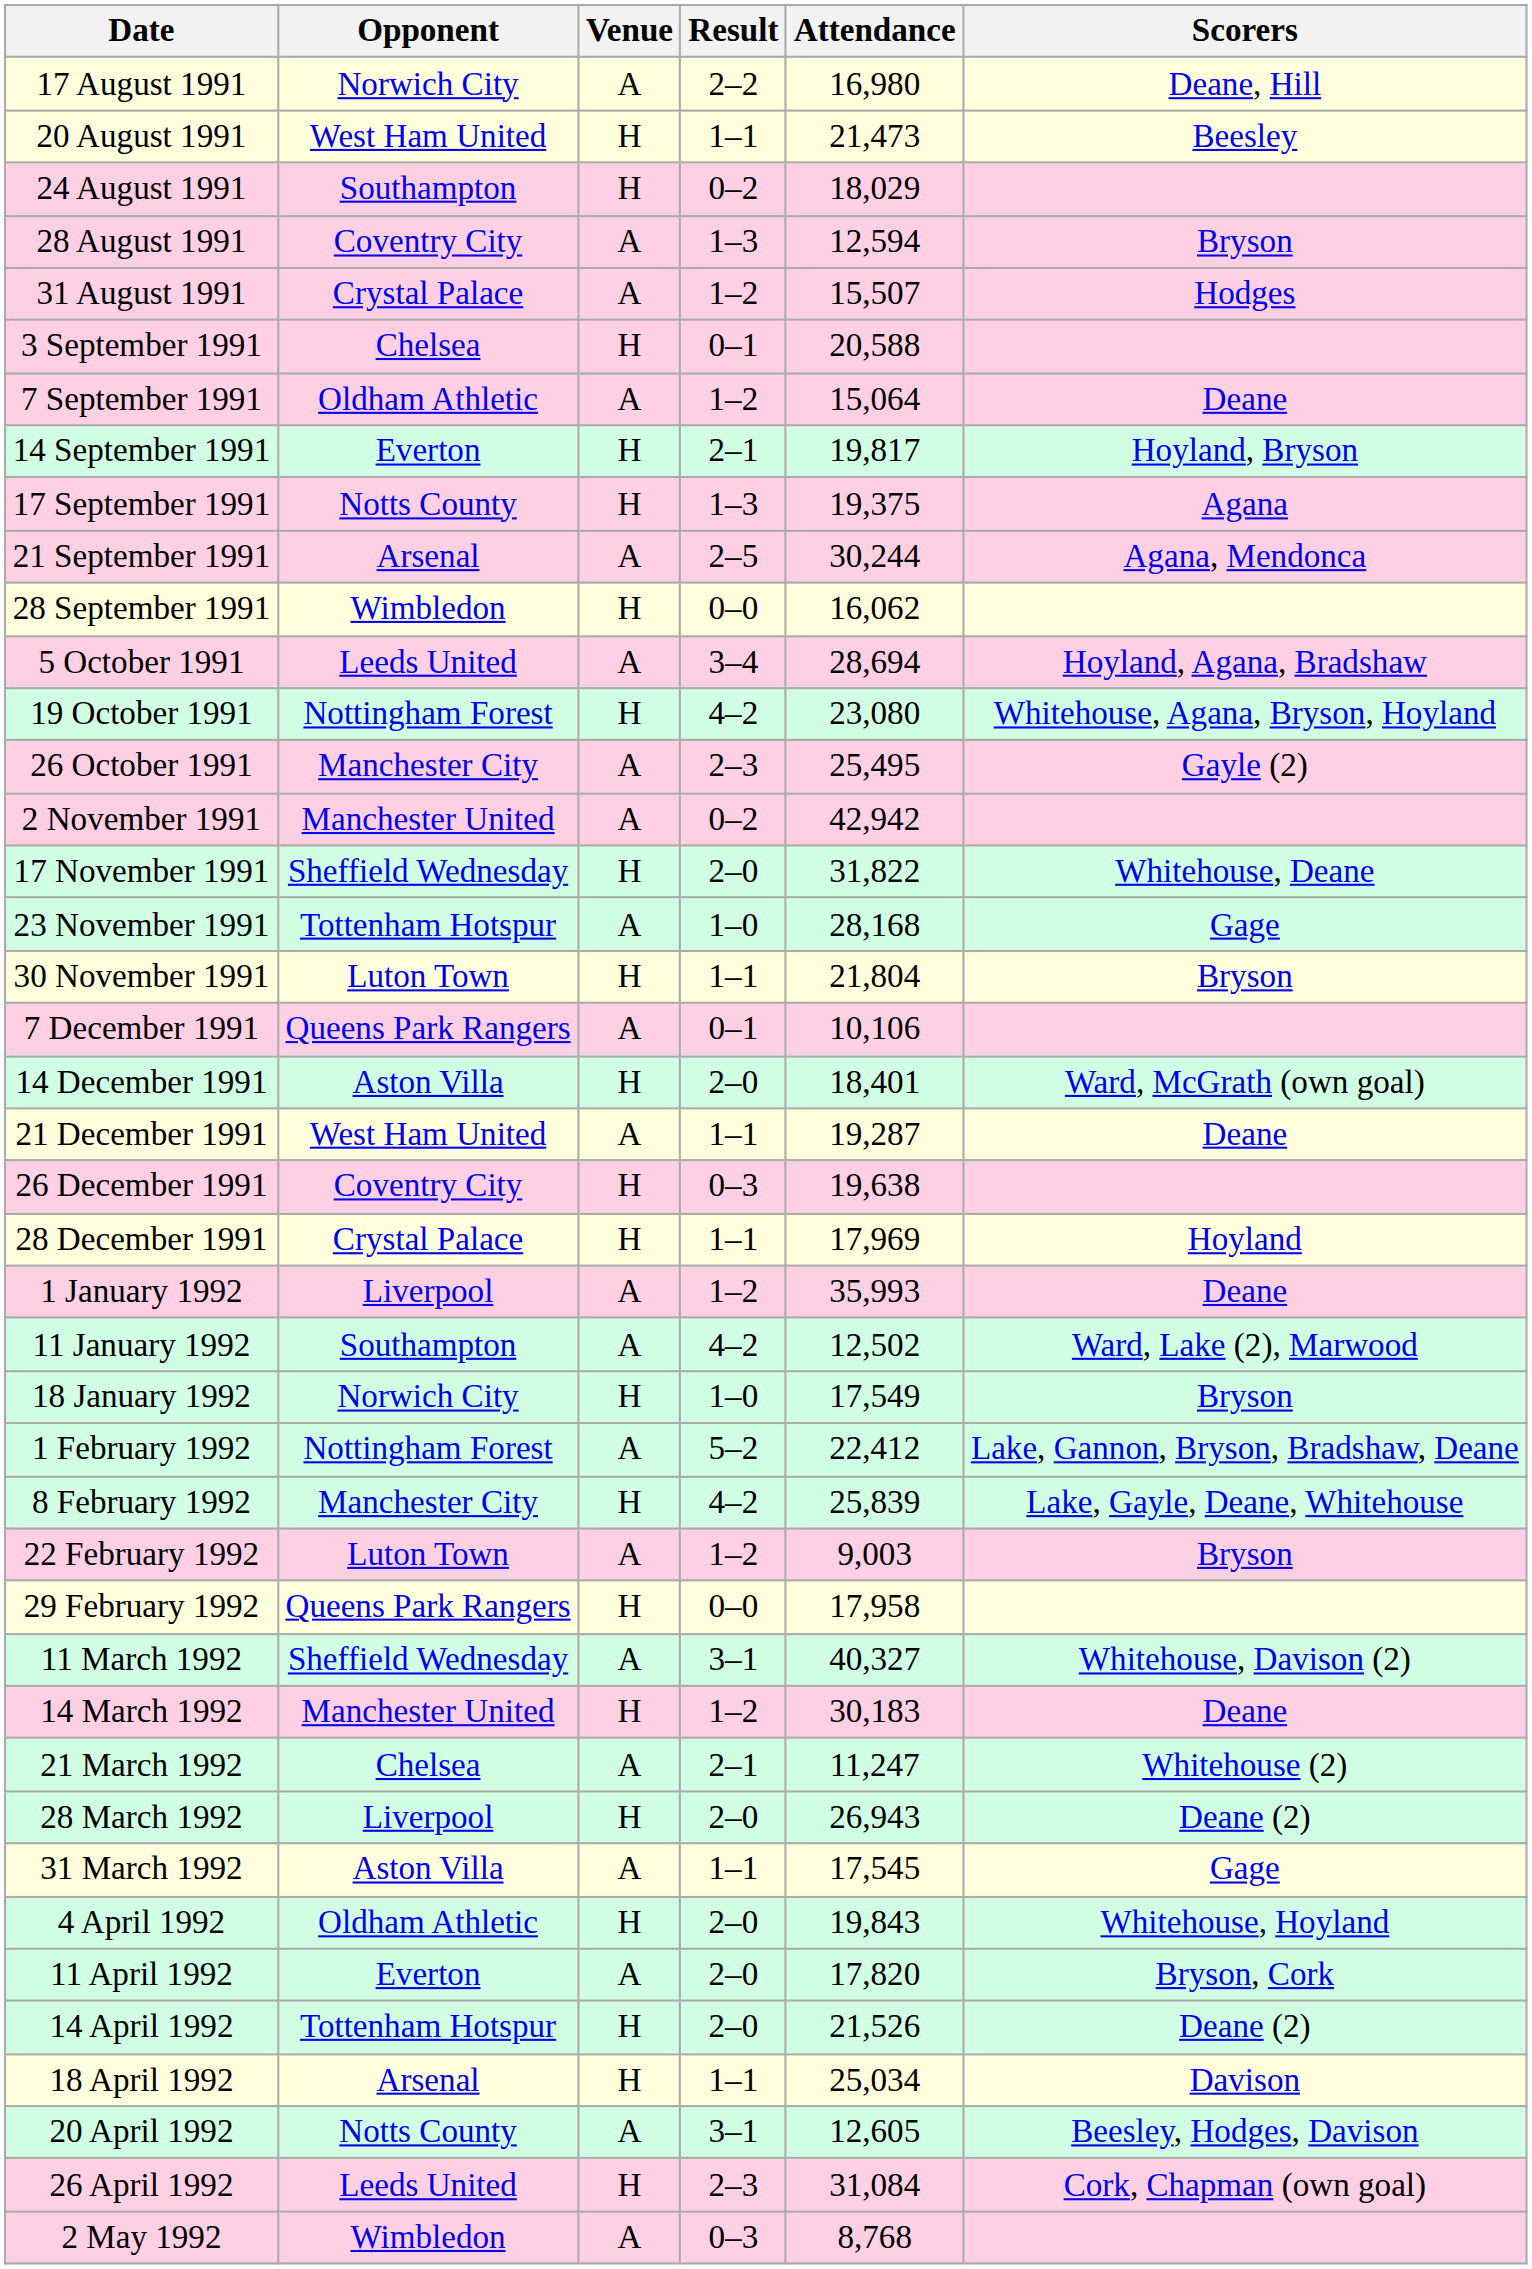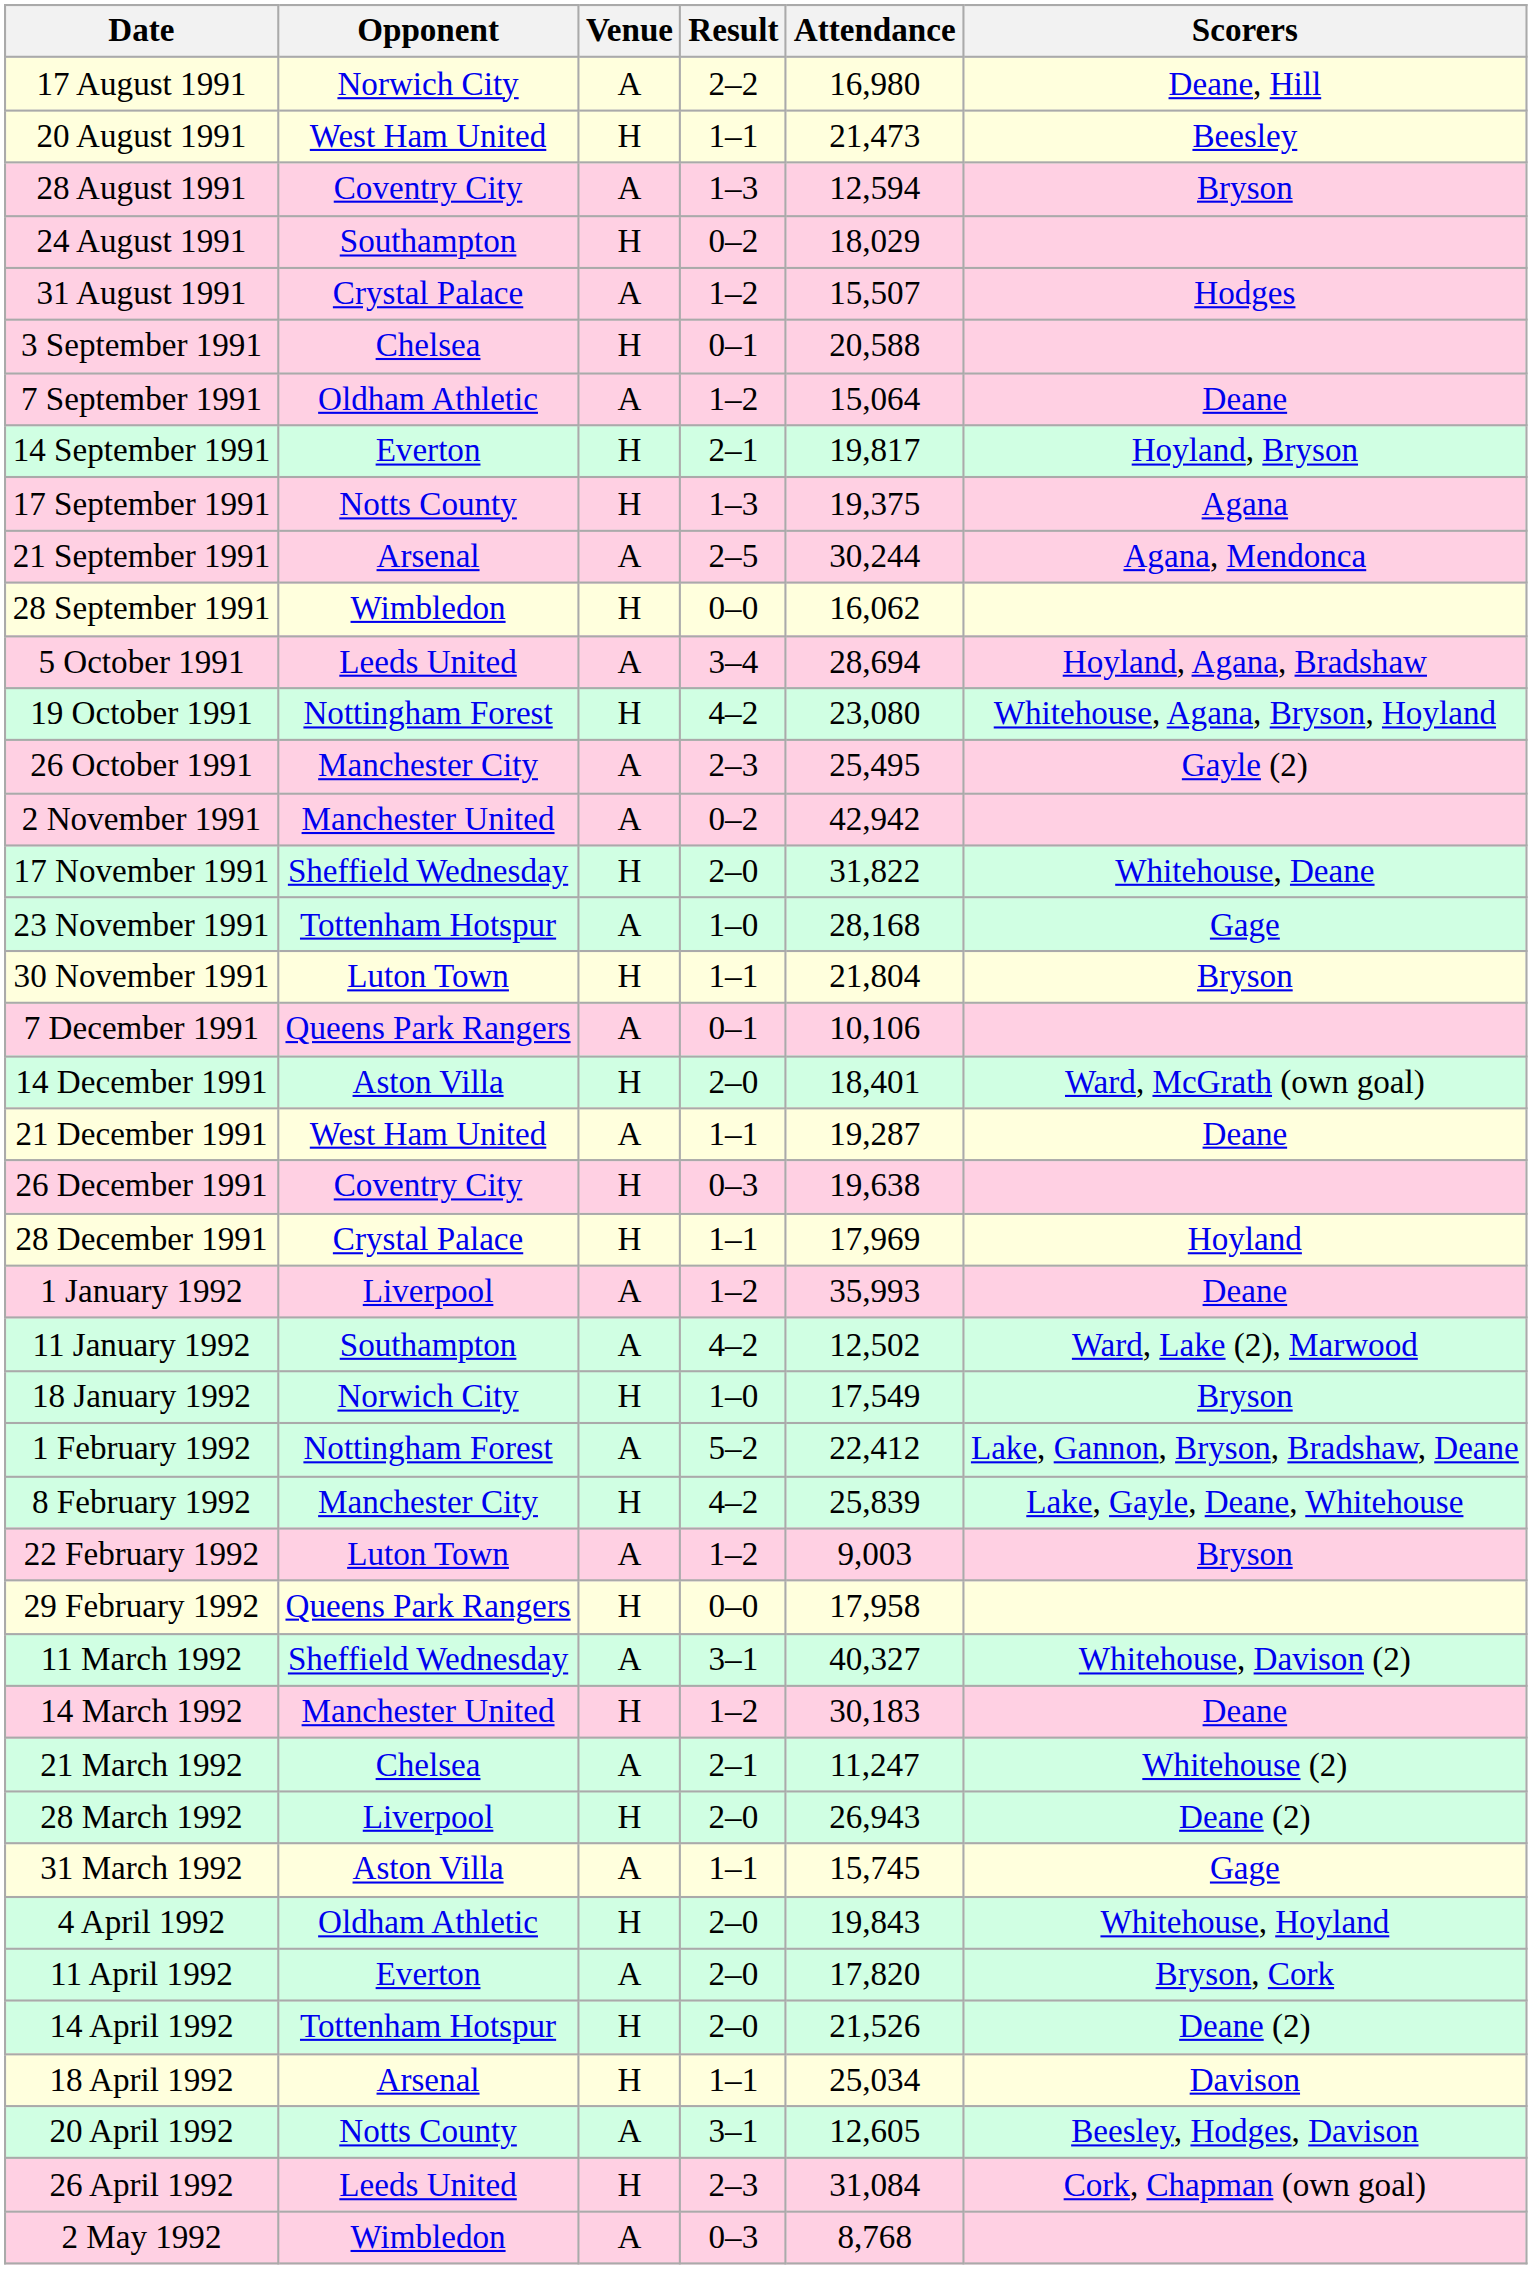rows swapped: (141, 188) <-> (141, 240)
(875, 1869) 17,545 -> (875, 1869) 15,745
